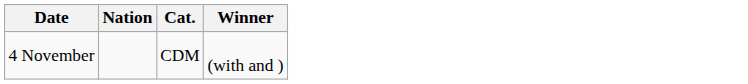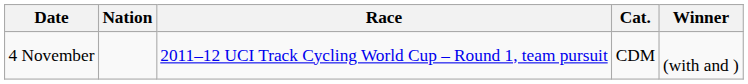+ column: (384, 18)
